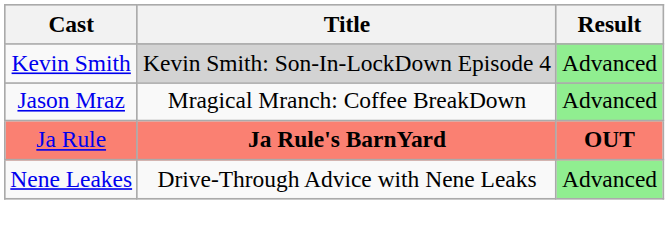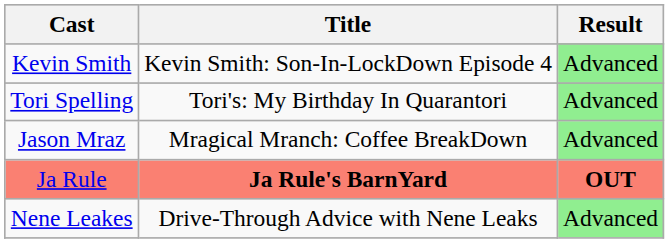(347, 62) lightgrey background -> (348, 62) no background
+ row: (72, 101)
